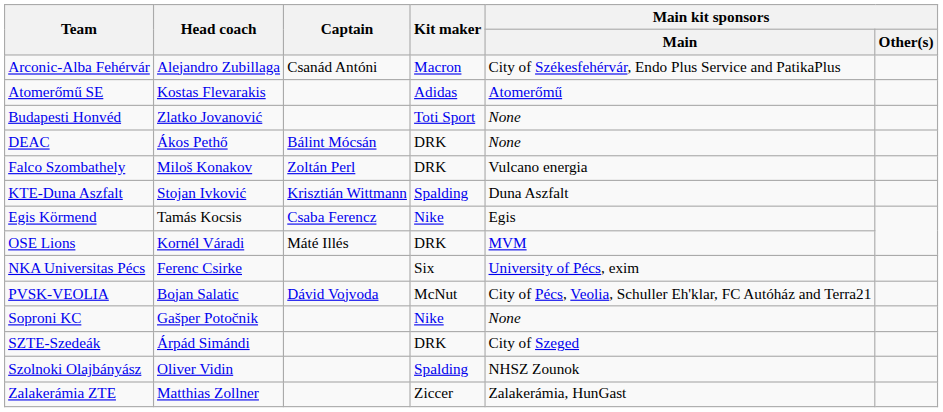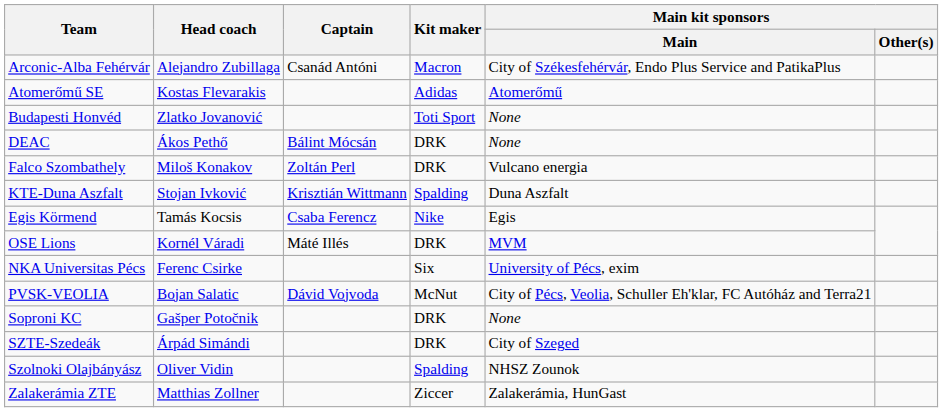(429, 318) Nike -> (430, 318) DRK
